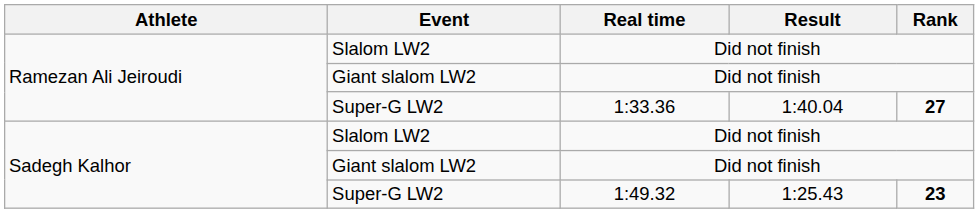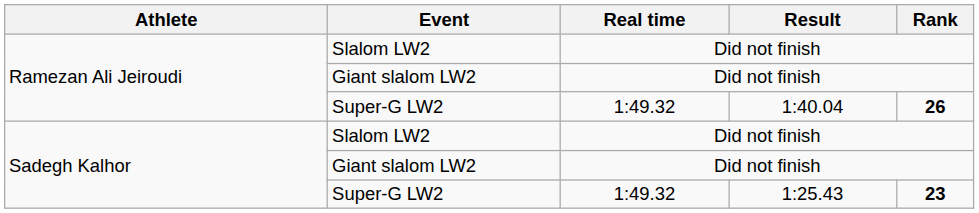(644, 107) 1:33.36 -> (644, 107) 1:49.32
(935, 107) 27 -> (935, 107) 26
